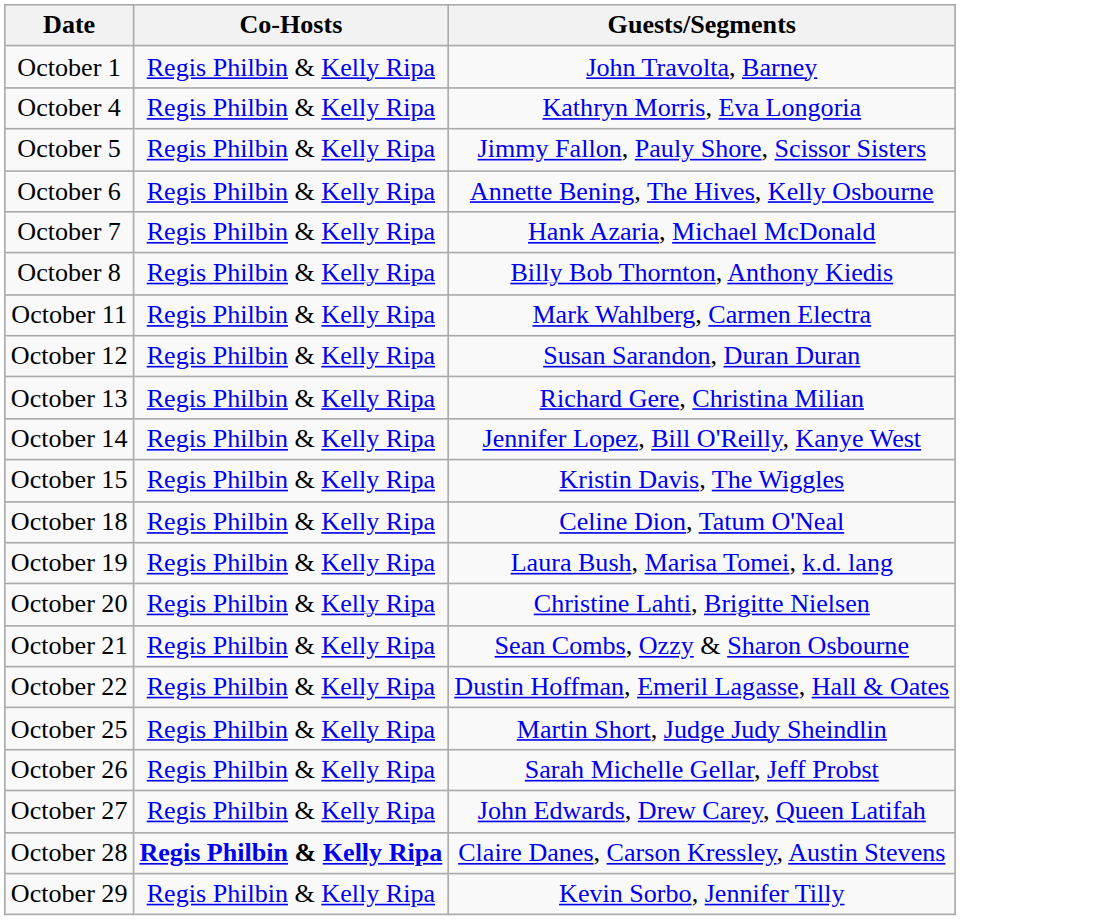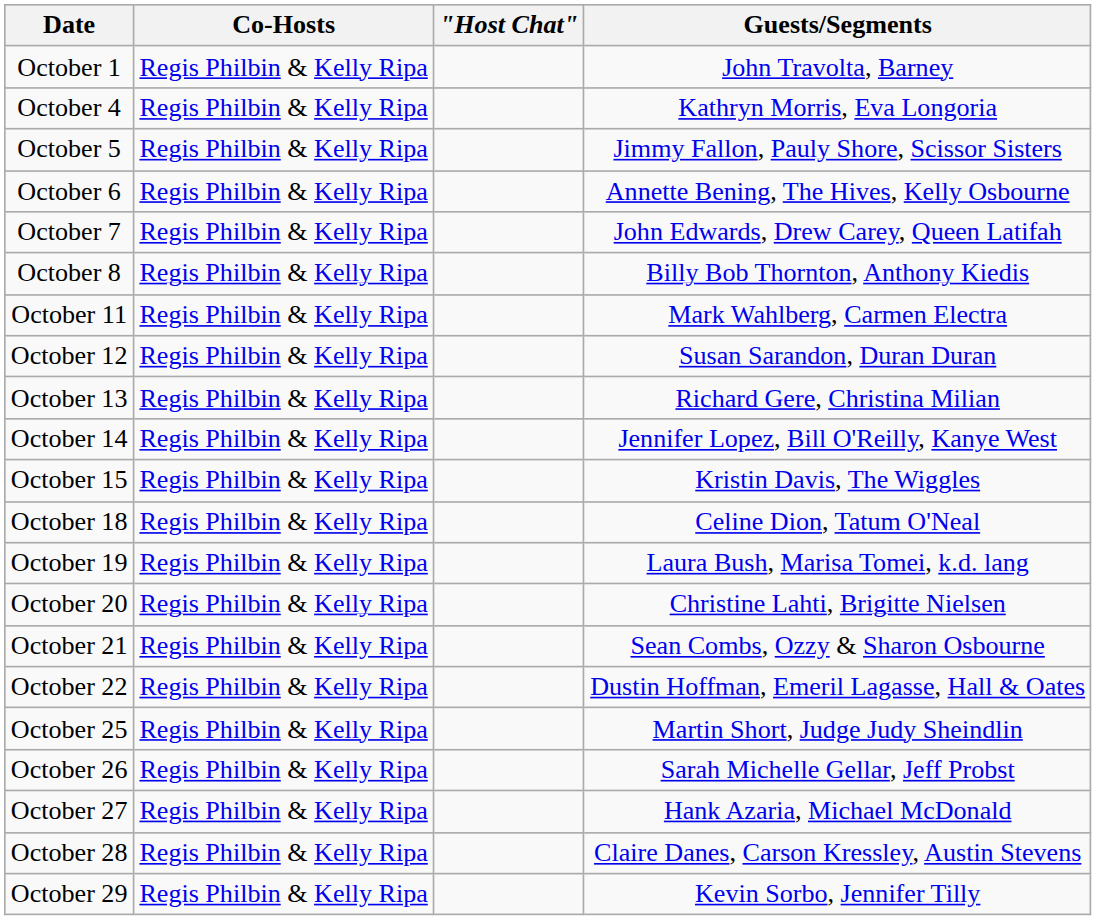+ column: (509, 25)
(702, 231) Hank Azaria, Michael McDonald -> (838, 231) John Edwards, Drew Carey, Queen Latifah
(702, 811) John Edwards, Drew Carey, Queen Latifah -> (838, 811) Hank Azaria, Michael McDonald
(291, 852) bold -> (284, 852) normal
